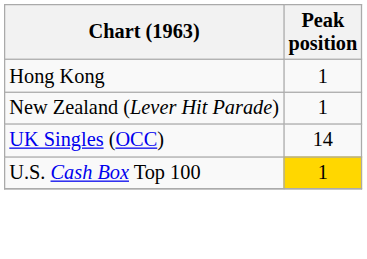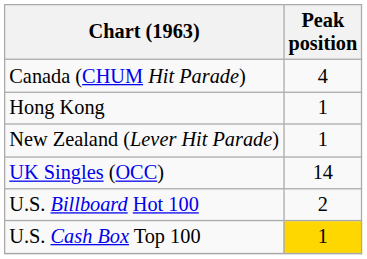+ row: (128, 75)
+ row: (104, 204)
